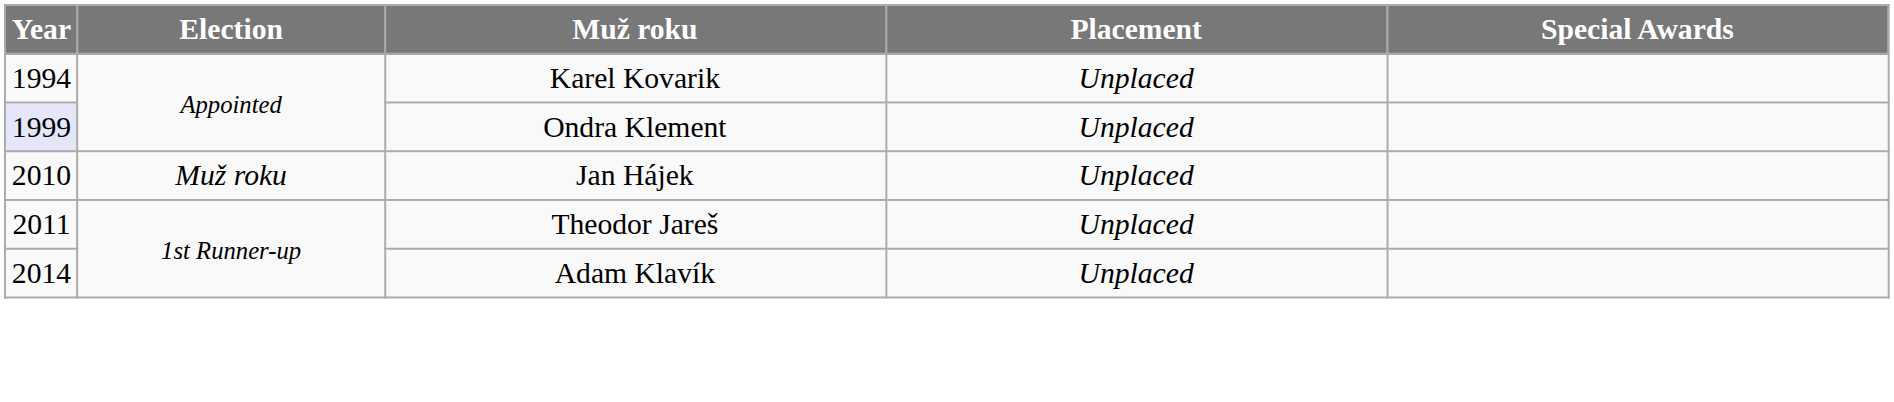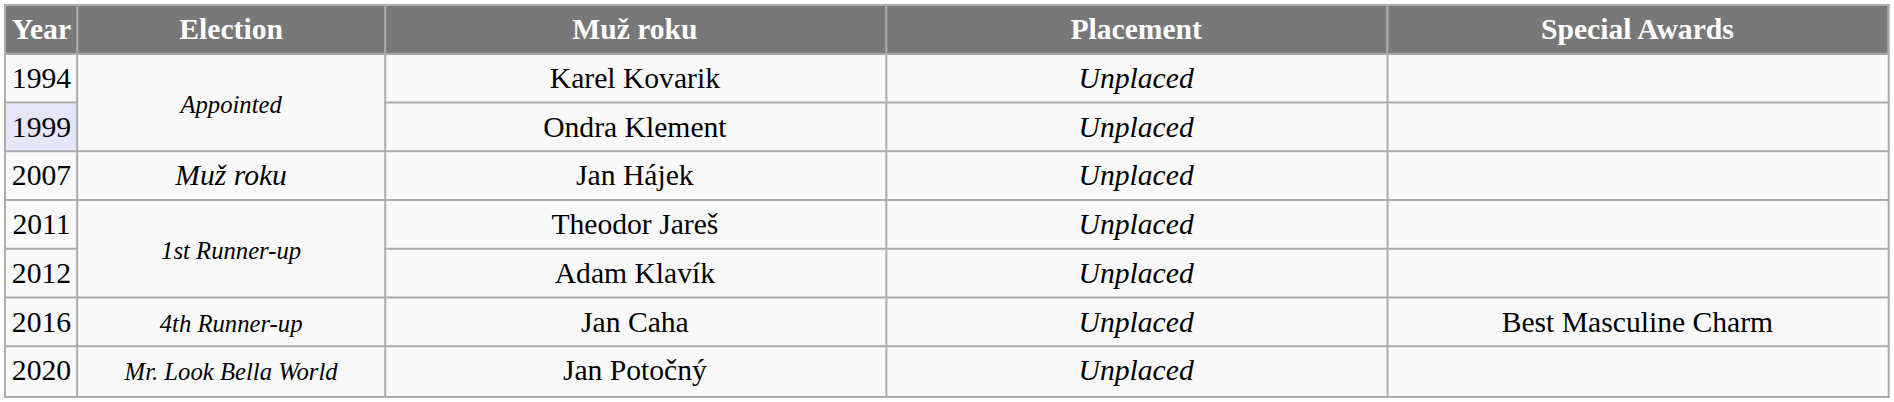(41, 175) 2010 -> (41, 175) 2007
(41, 273) 2014 -> (41, 273) 2012
+ row: (635, 322)
+ row: (635, 371)
